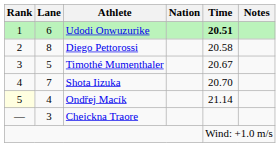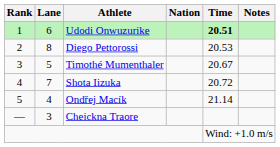(220, 47) 20.58 -> (220, 47) 20.53
(220, 82) 20.70 -> (220, 82) 20.72
(20, 99) lightyellow background -> (20, 99) no background
